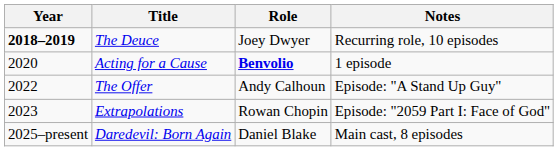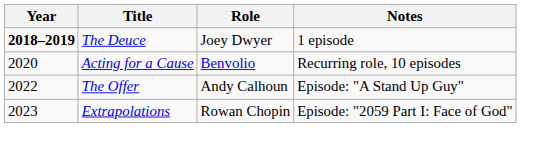(417, 39) Recurring role, 10 episodes -> (325, 39) 1 episode
(266, 63) bold -> (228, 63) normal
(363, 63) 1 episode -> (379, 63) Recurring role, 10 episodes
- row: (163, 134)
